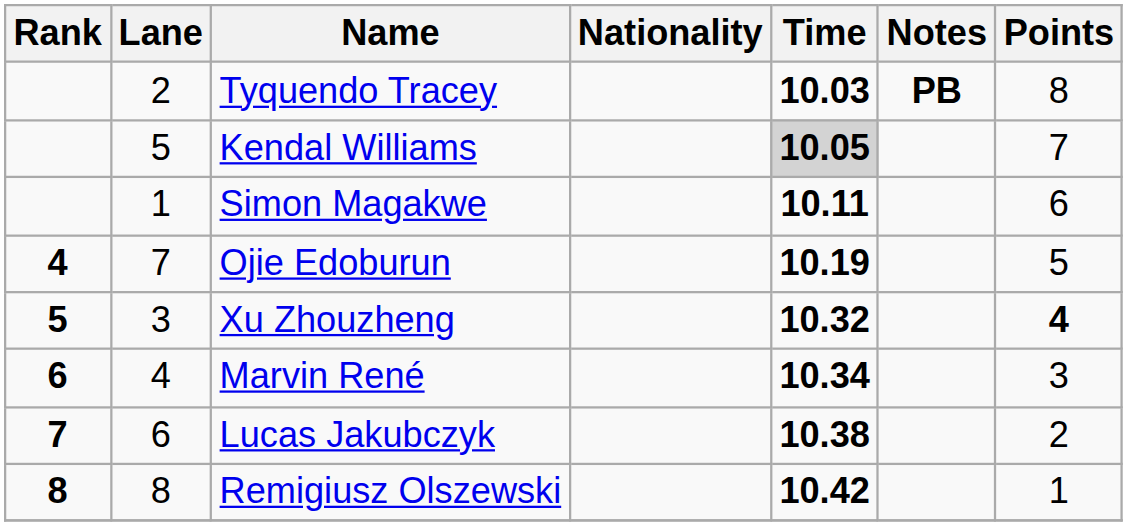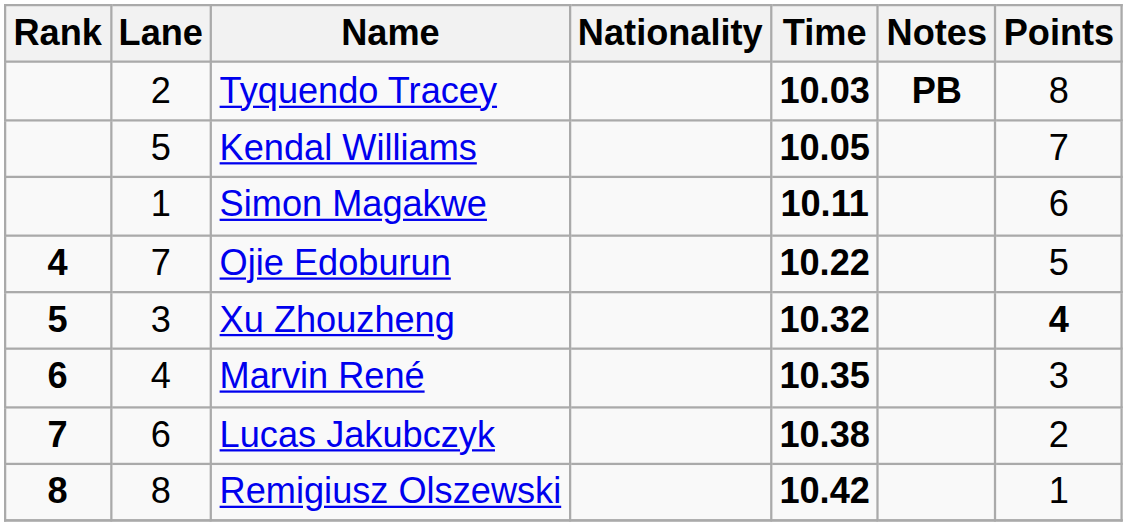(825, 147) lightgrey background -> (825, 147) no background
(825, 262) 10.19 -> (825, 262) 10.22
(825, 377) 10.34 -> (825, 377) 10.35
